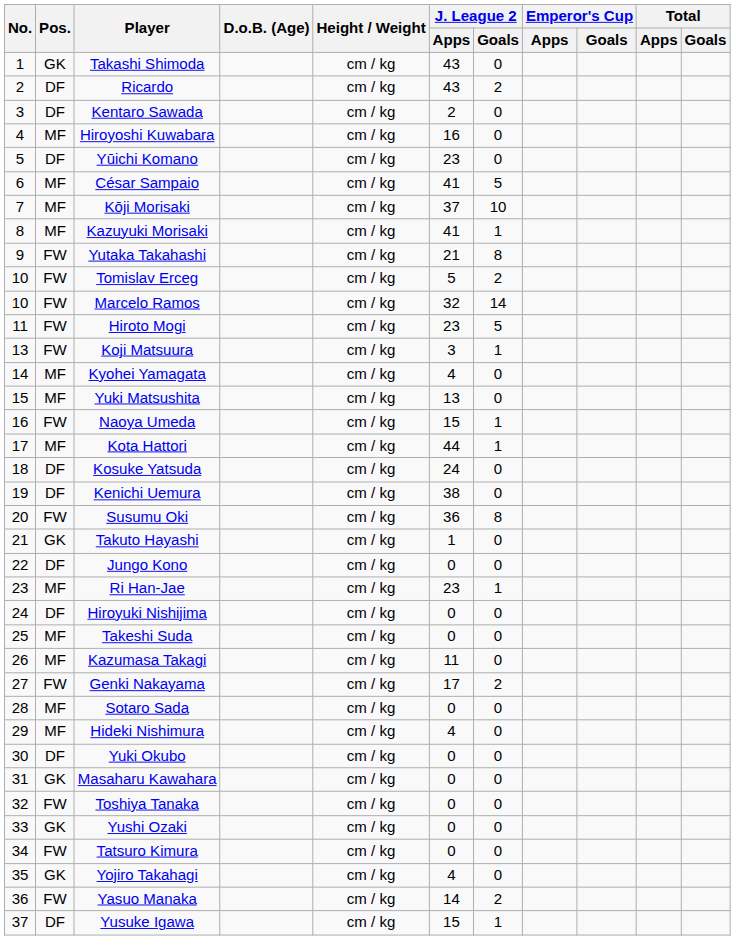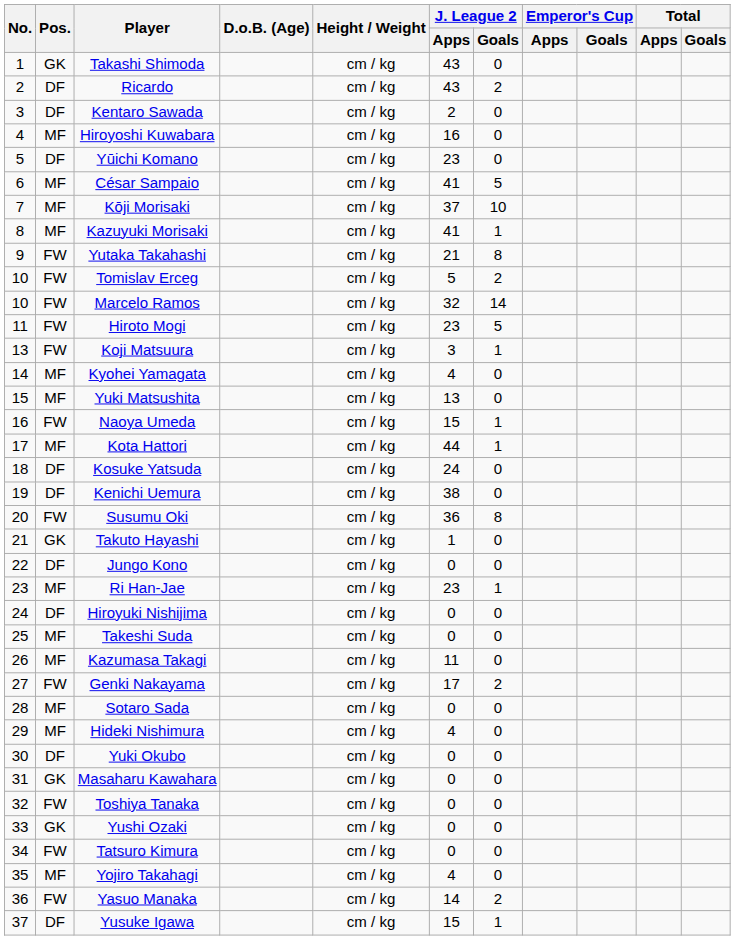(55, 875) GK -> (55, 875) MF
